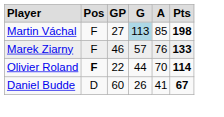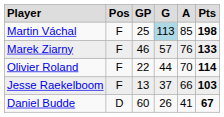(118, 31) 27 -> (143, 31) 25
(94, 67) bold -> (119, 67) normal
+ row: (55, 85)
